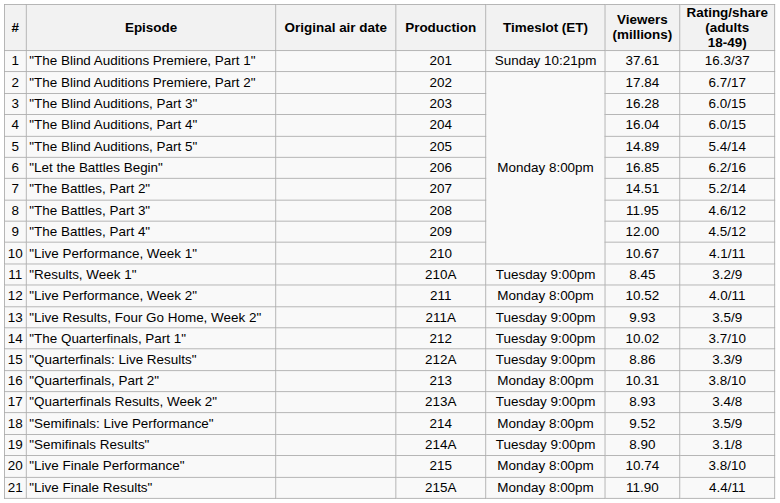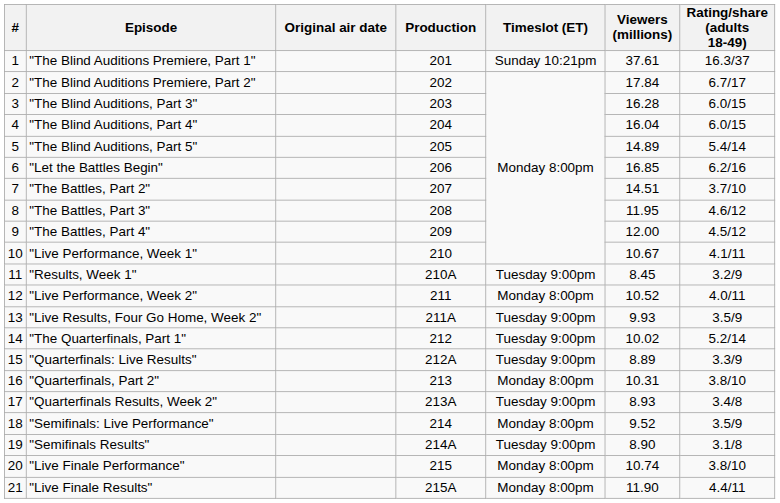(727, 189) 5.2/14 -> (727, 189) 3.7/10
(727, 338) 3.7/10 -> (727, 338) 5.2/14
(642, 359) 8.86 -> (642, 359) 8.89
